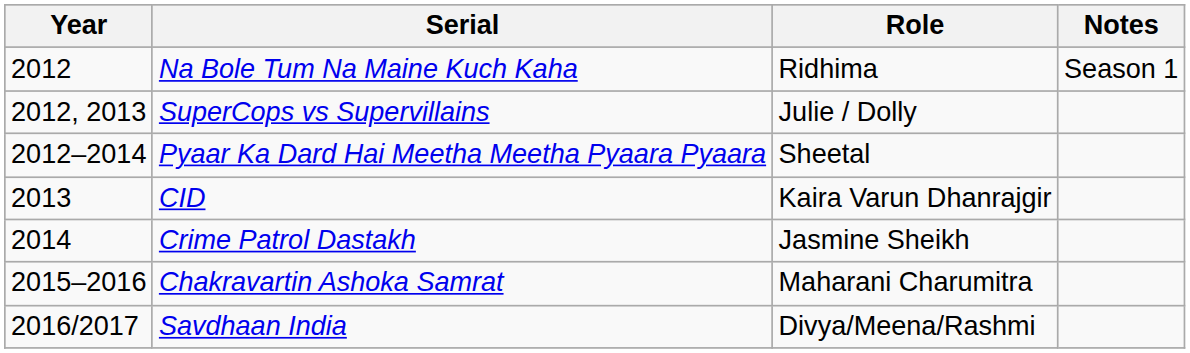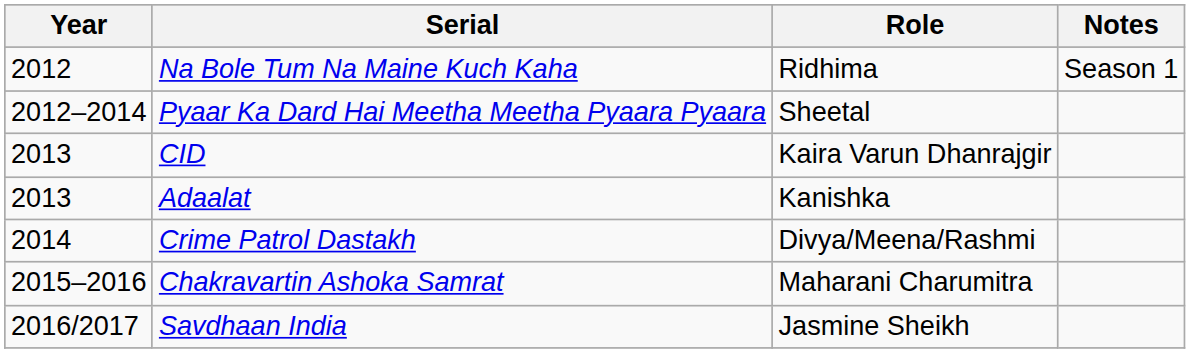- row: (324, 111)
+ row: (205, 197)
(874, 240) Jasmine Sheikh -> (907, 240) Divya/Meena/Rashmi
(907, 326) Divya/Meena/Rashmi -> (874, 326) Jasmine Sheikh
